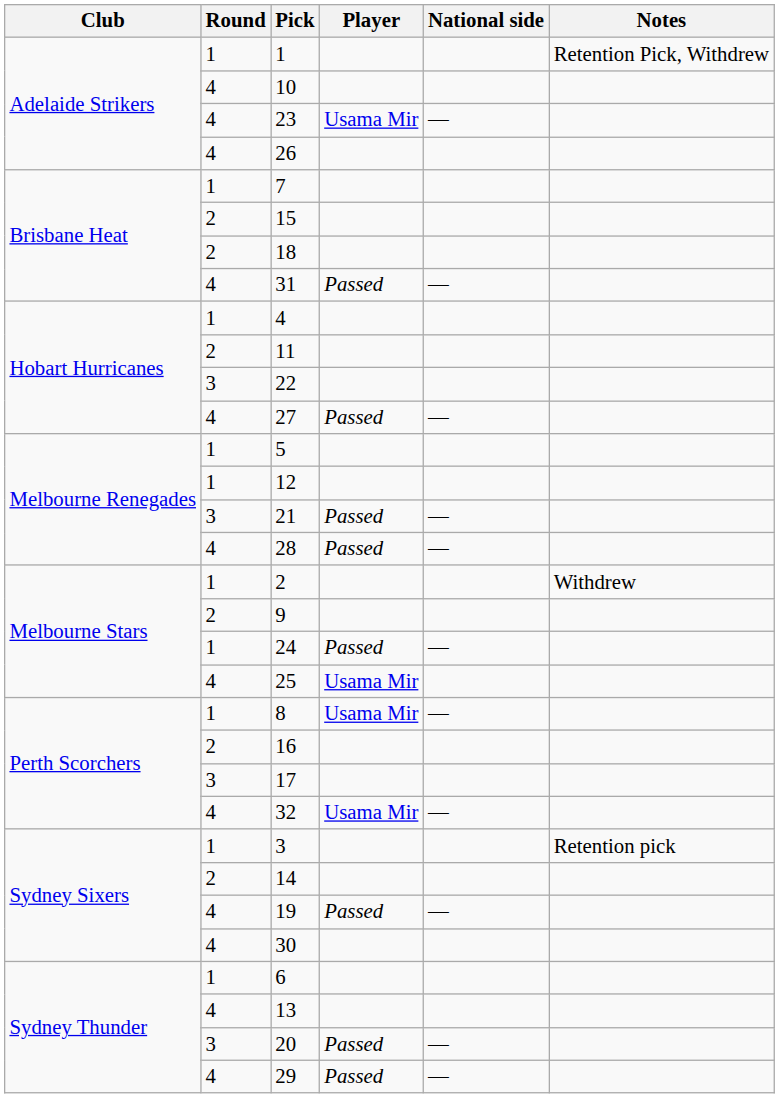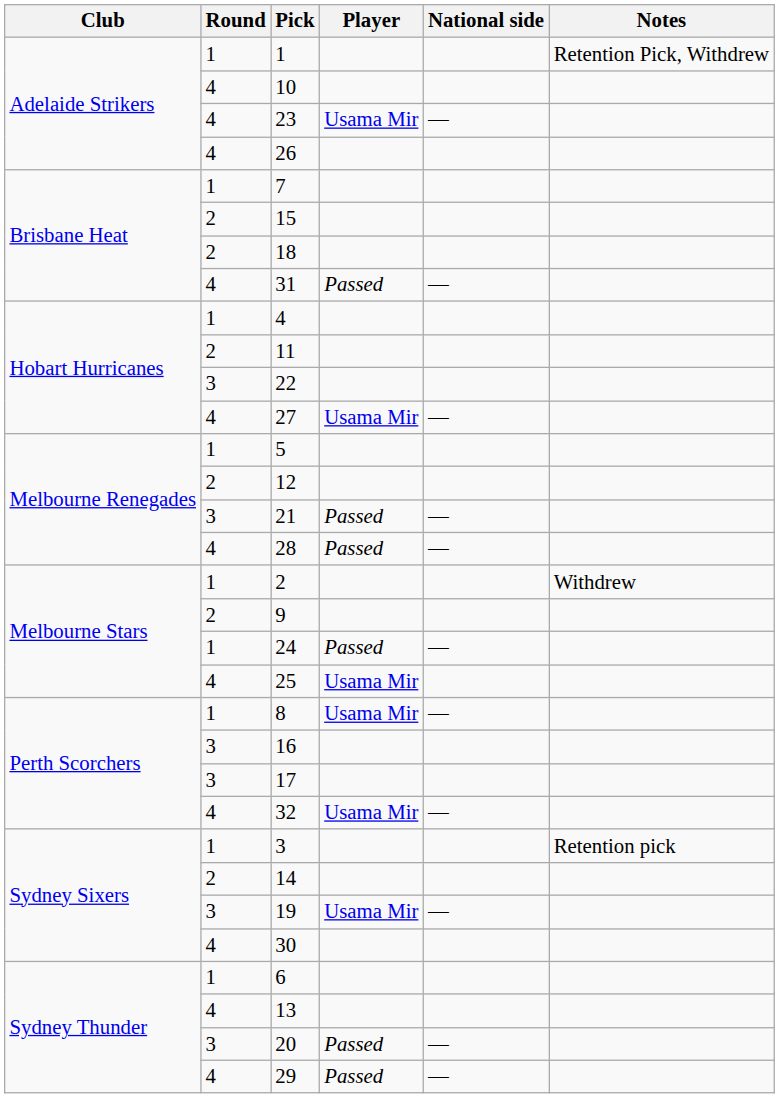(354, 416) Passed -> (371, 416) Usama Mir
(211, 482) 1 -> (211, 482) 2
(211, 746) 2 -> (211, 746) 3
(211, 911) 4 -> (211, 911) 3
(354, 911) Passed -> (371, 911) Usama Mir
